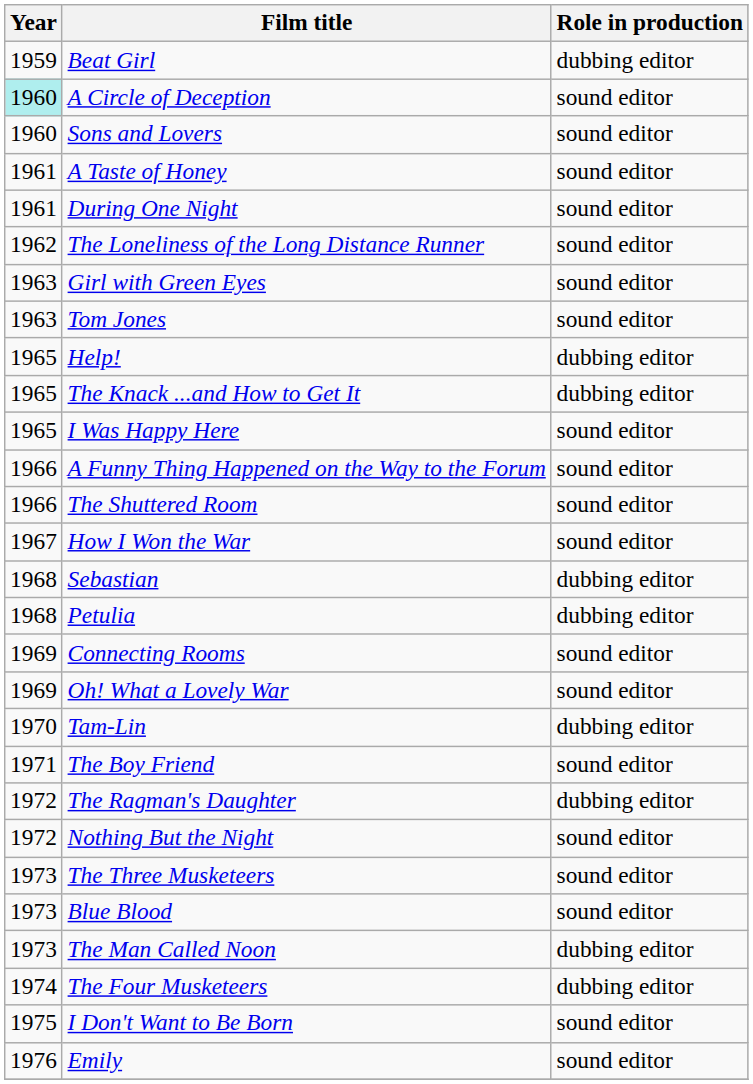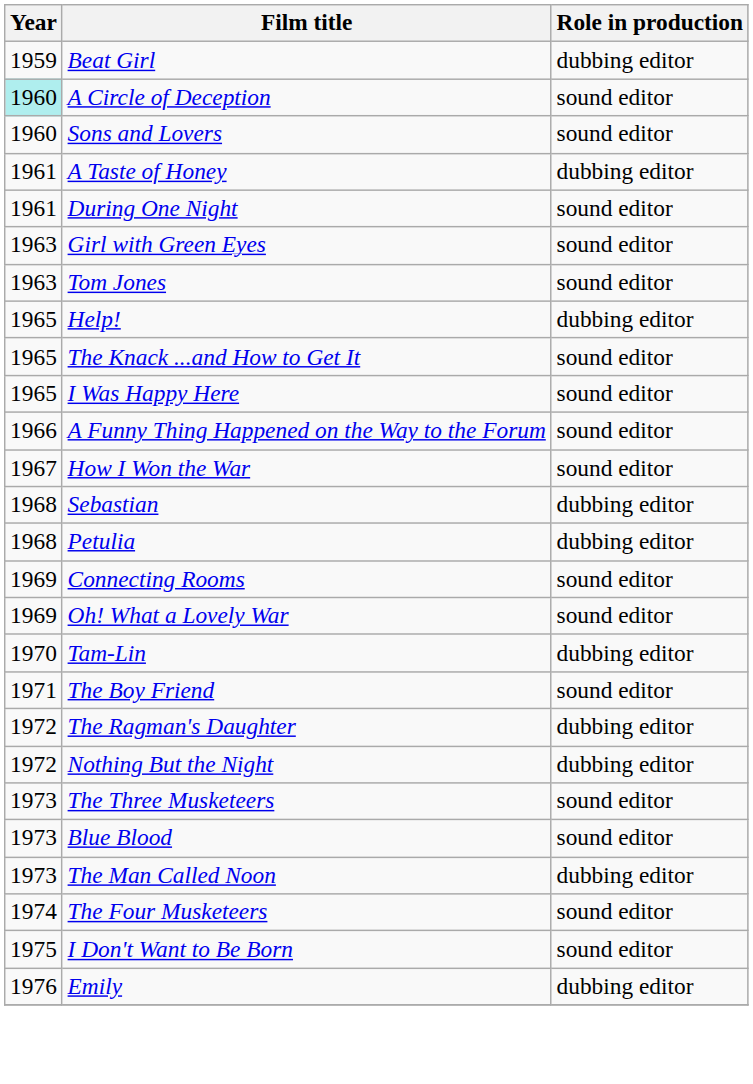(615, 171) sound editor -> (625, 171) dubbing editor
- row: (276, 245)
(625, 393) dubbing editor -> (615, 356) sound editor
- row: (163, 504)
(615, 838) sound editor -> (625, 763) dubbing editor
(625, 986) dubbing editor -> (615, 912) sound editor
(615, 1060) sound editor -> (625, 986) dubbing editor
